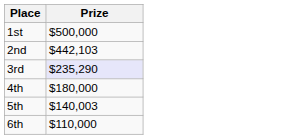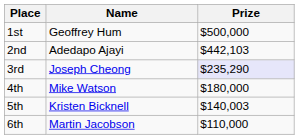+ column: (122, 13)
